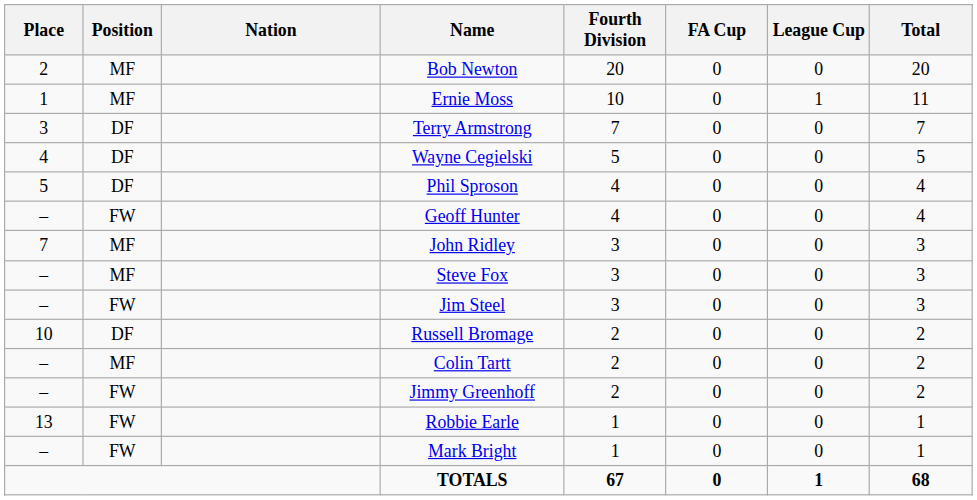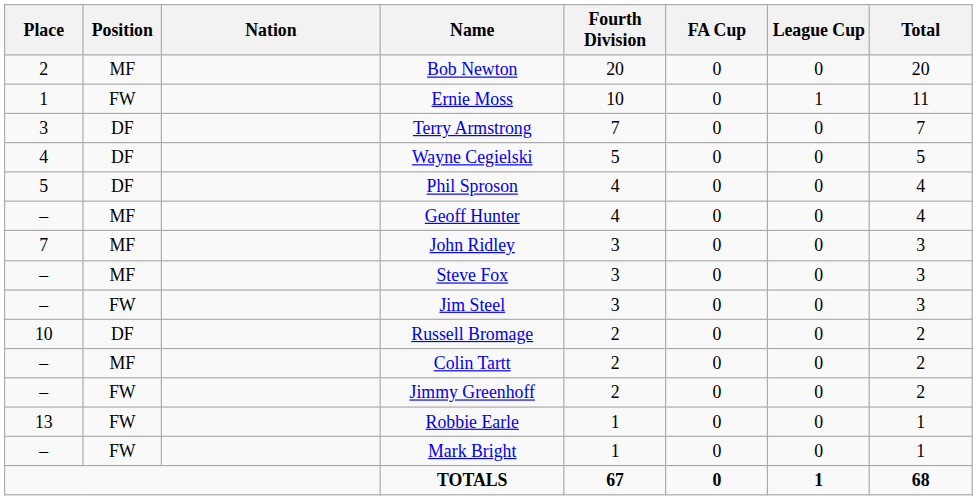(122, 99) MF -> (122, 99) FW
(122, 216) FW -> (122, 216) MF
